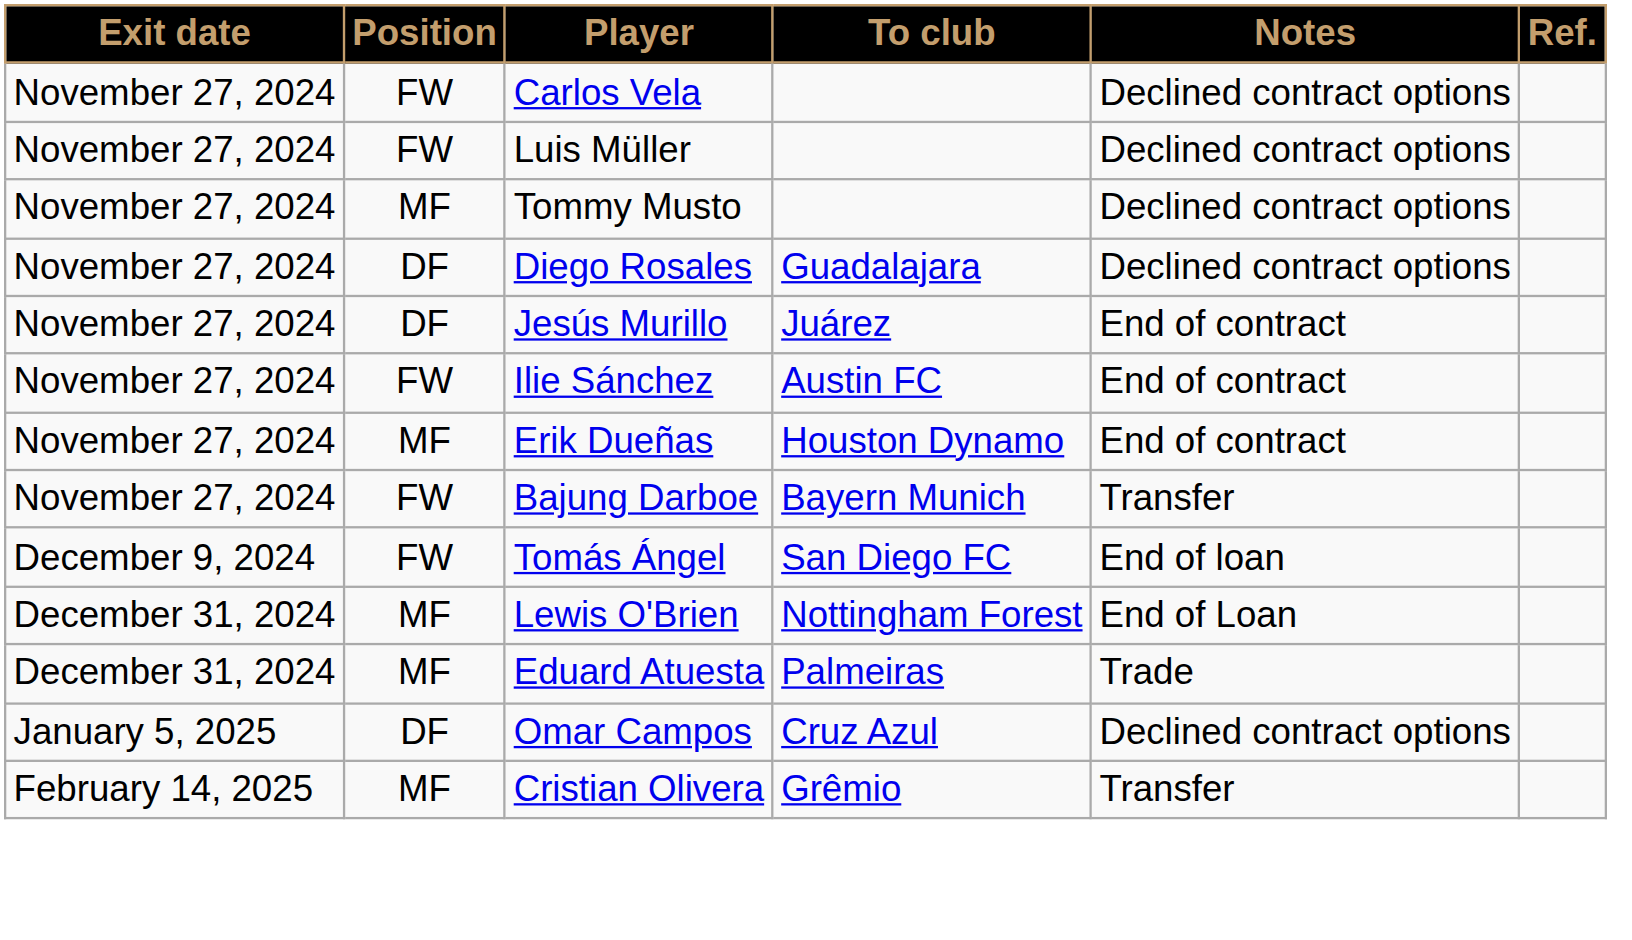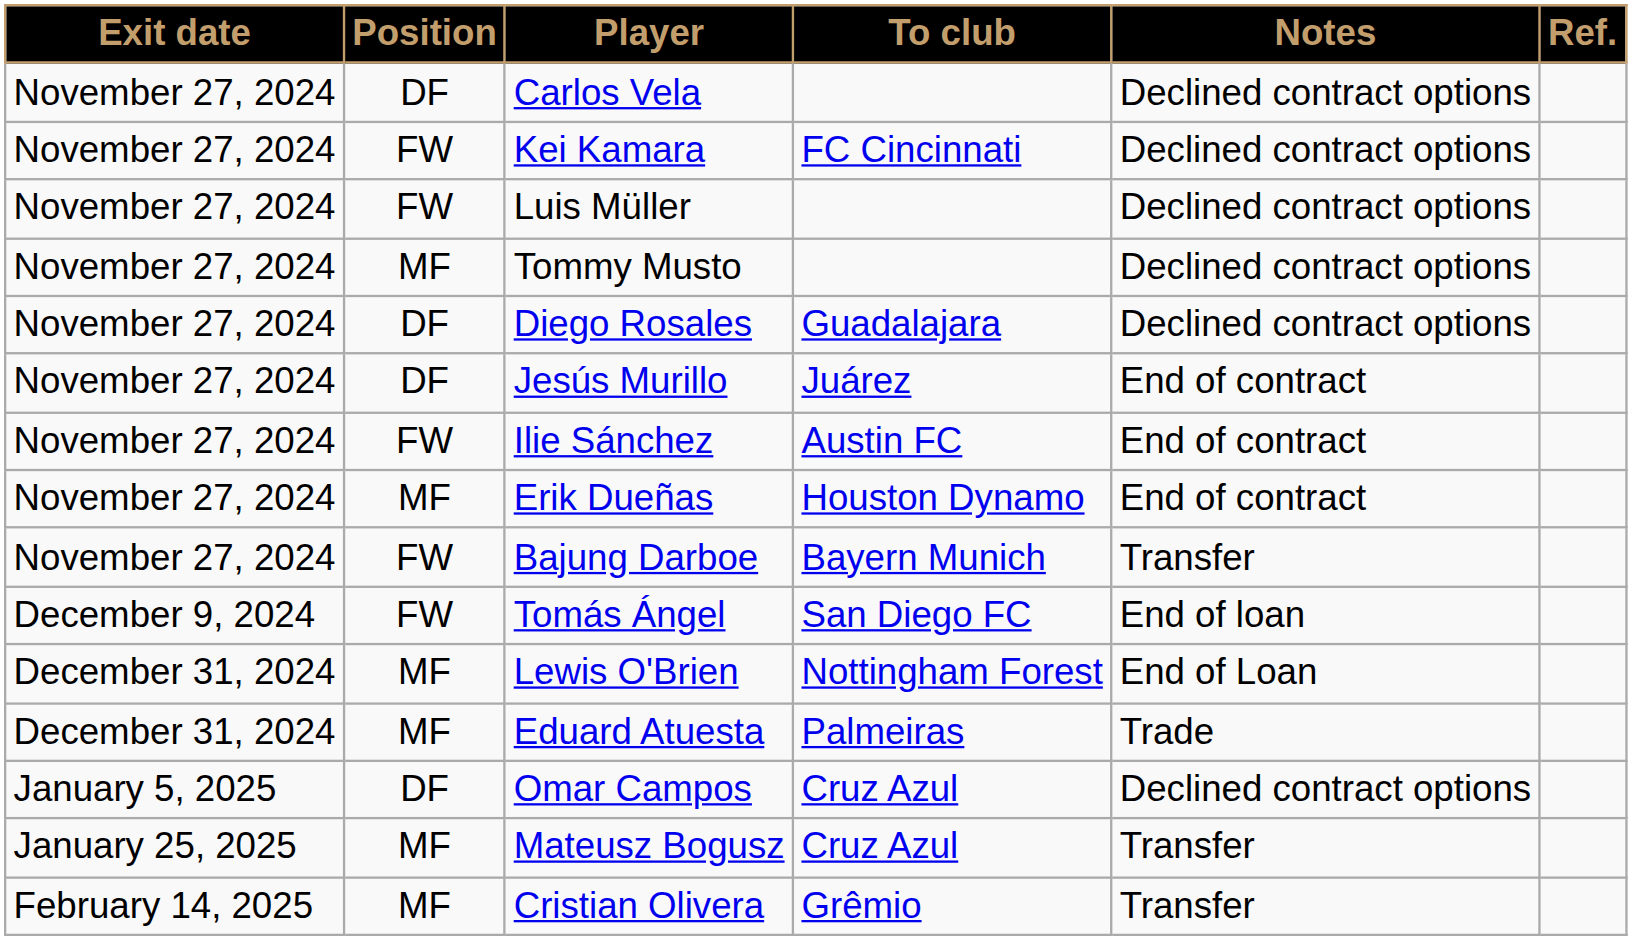(425, 91) FW -> (425, 91) DF
+ row: (609, 149)
+ row: (649, 847)
